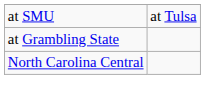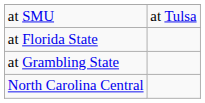+ row: (53, 39)
